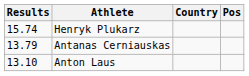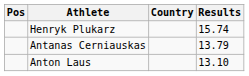columns swapped: (232, 13) <-> (28, 13)
